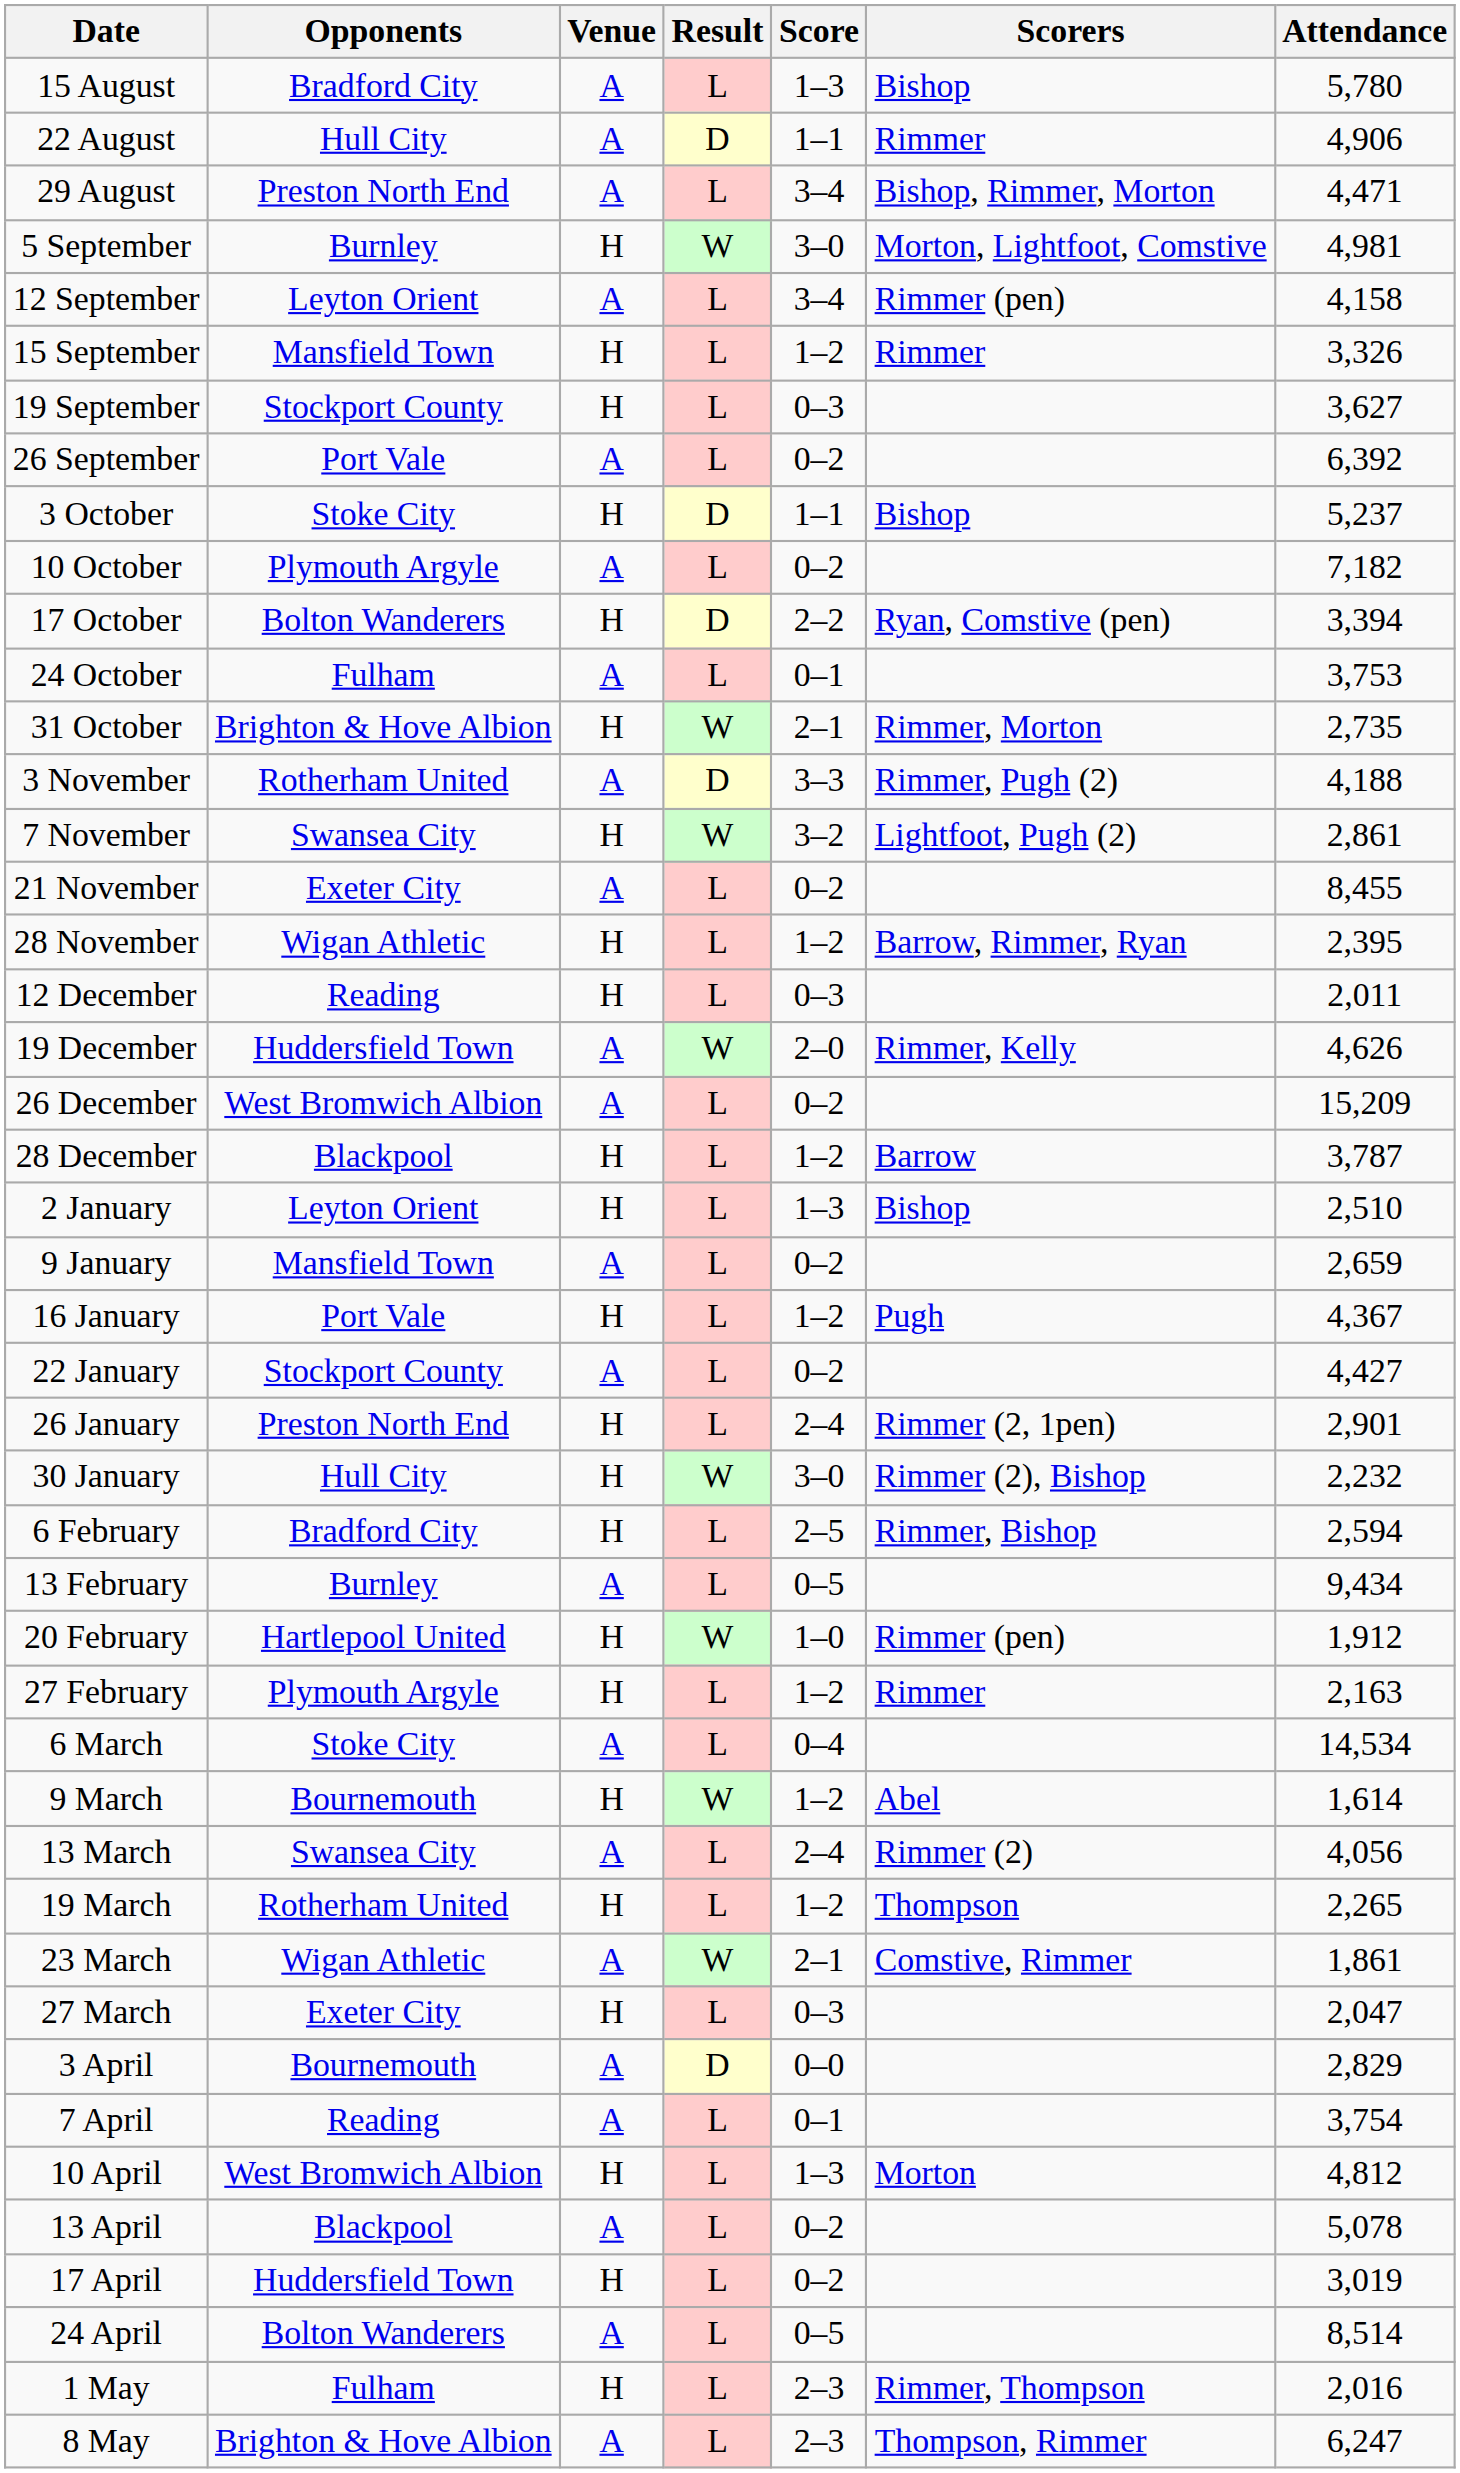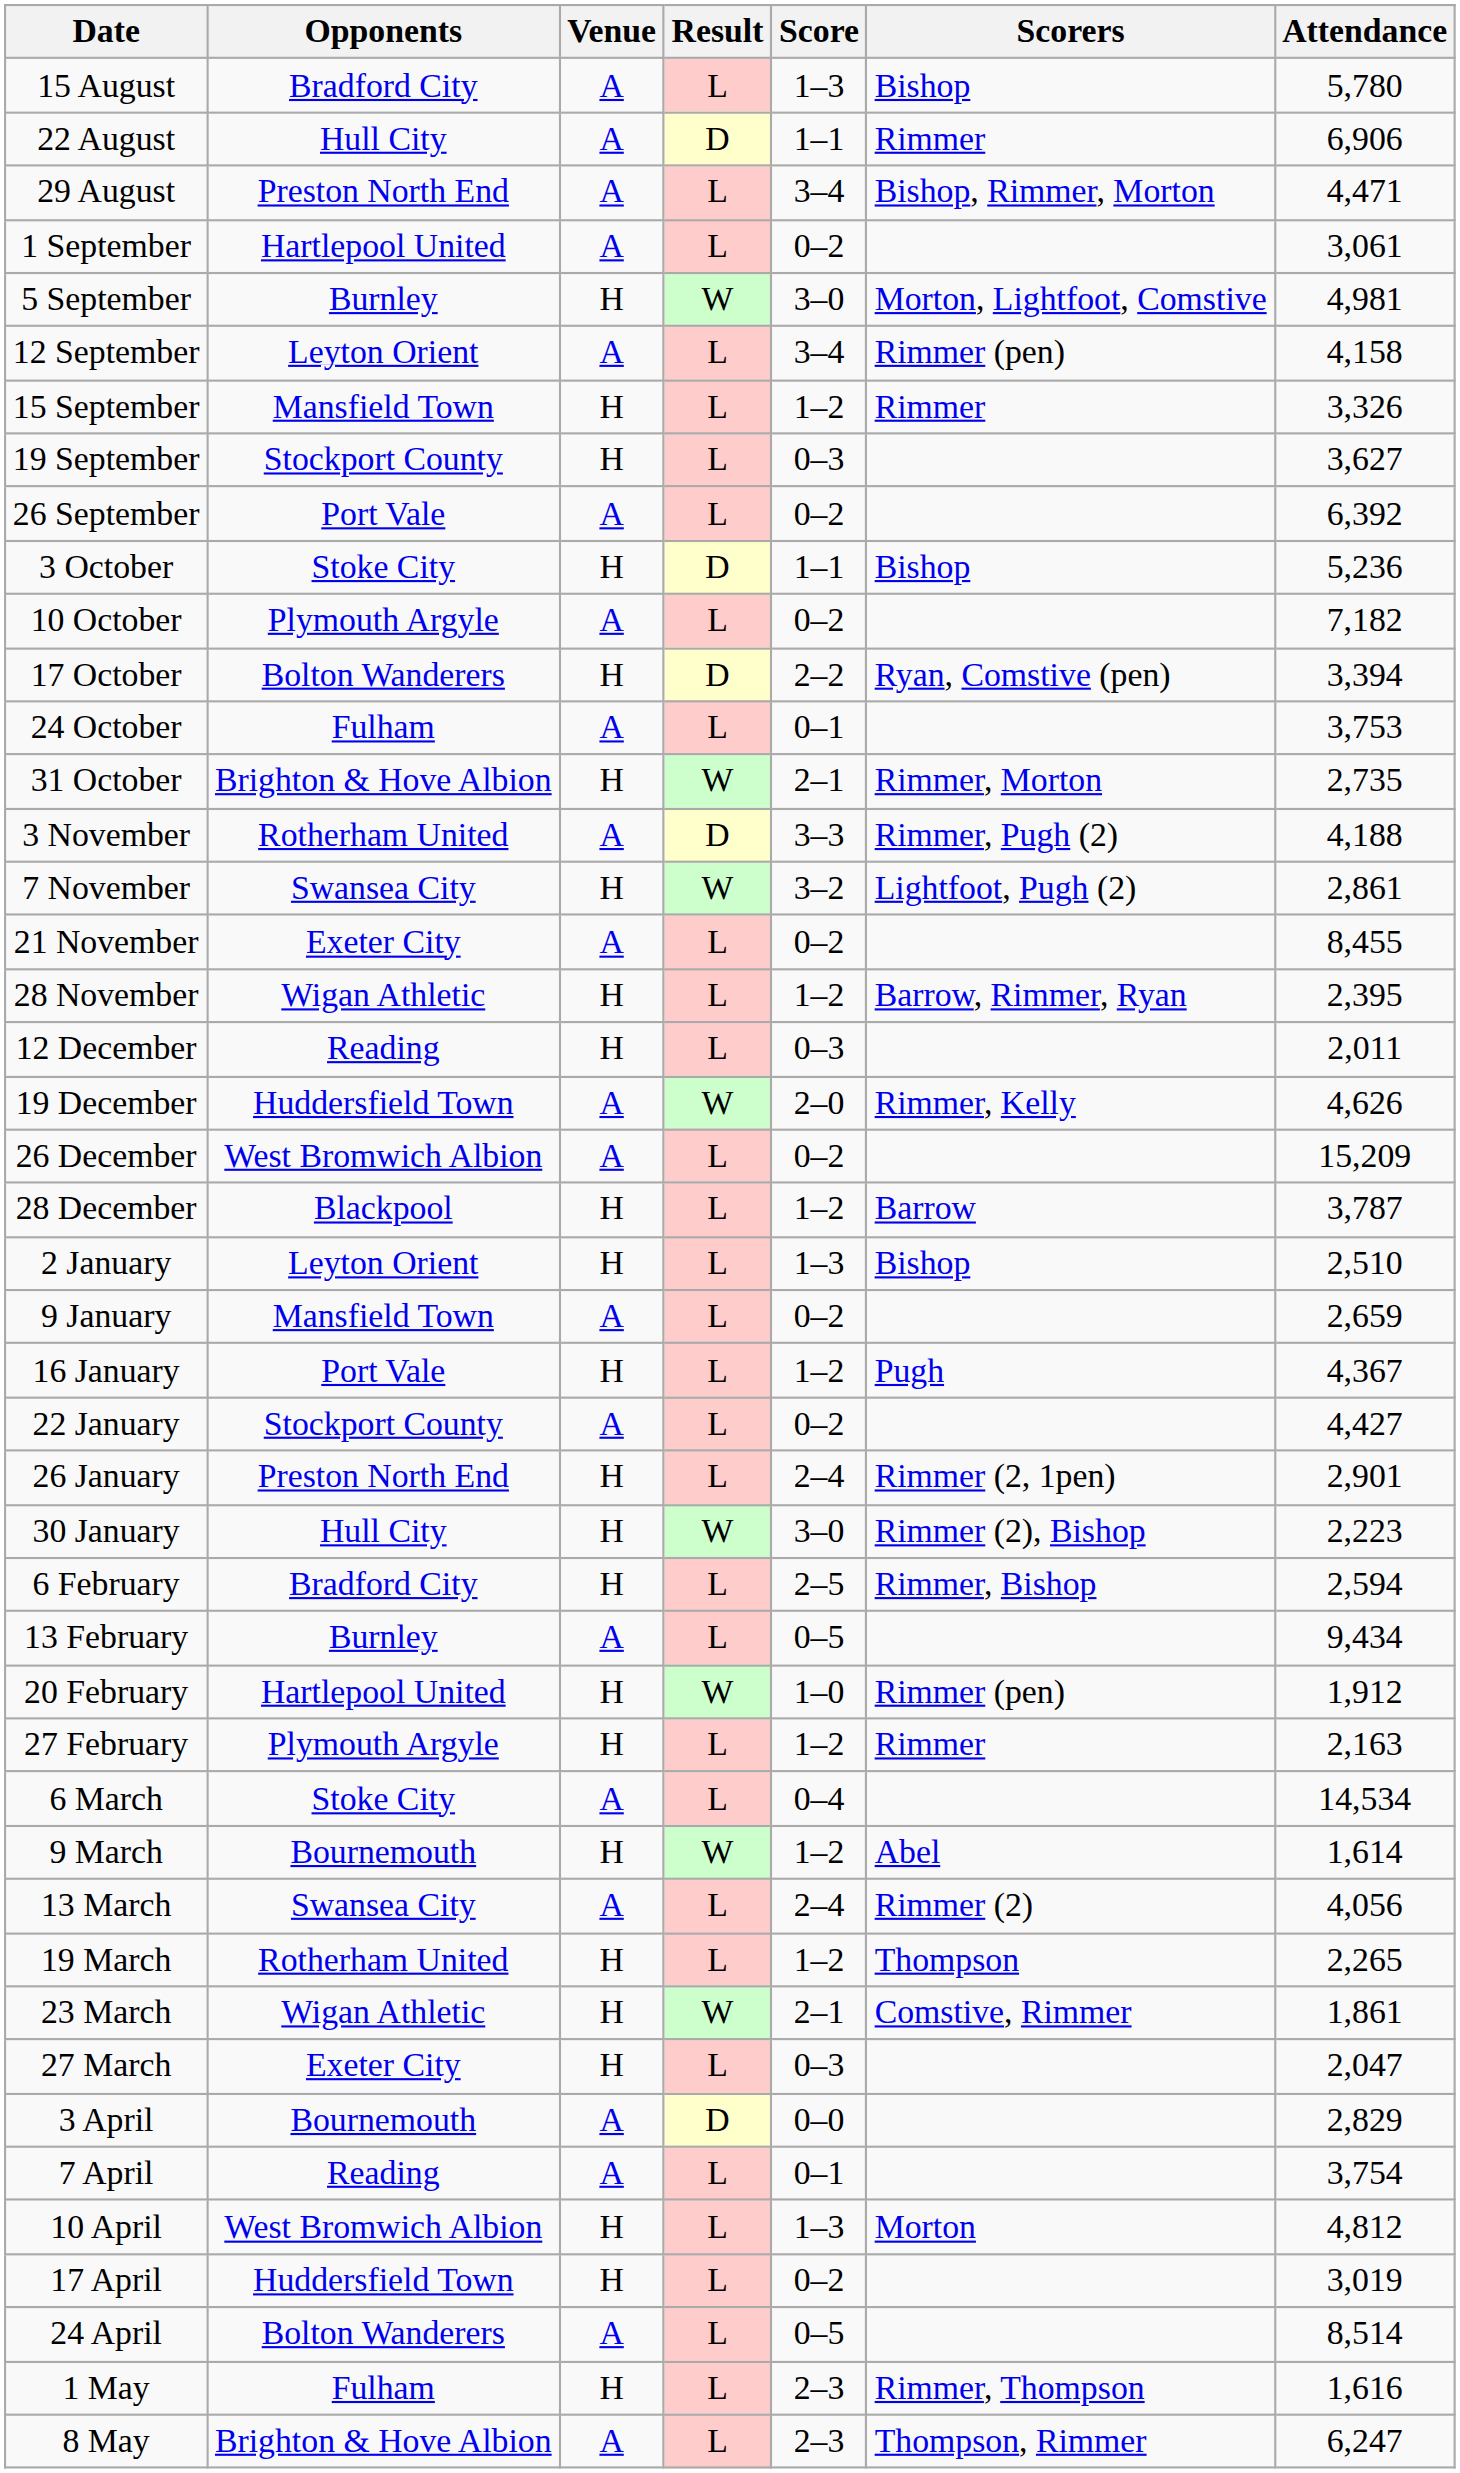(1365, 138) 4,906 -> (1365, 138) 6,906
+ row: (106, 245)
(1365, 513) 5,237 -> (1365, 566) 5,236
(1365, 1476) 2,232 -> (1365, 1530) 2,223
(612, 1958) A -> (612, 2012) H
- row: (106, 2226)
(1365, 2387) 2,016 -> (1365, 2387) 1,616
